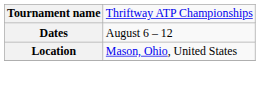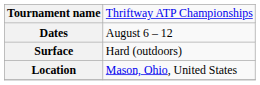+ row: (54, 51)
